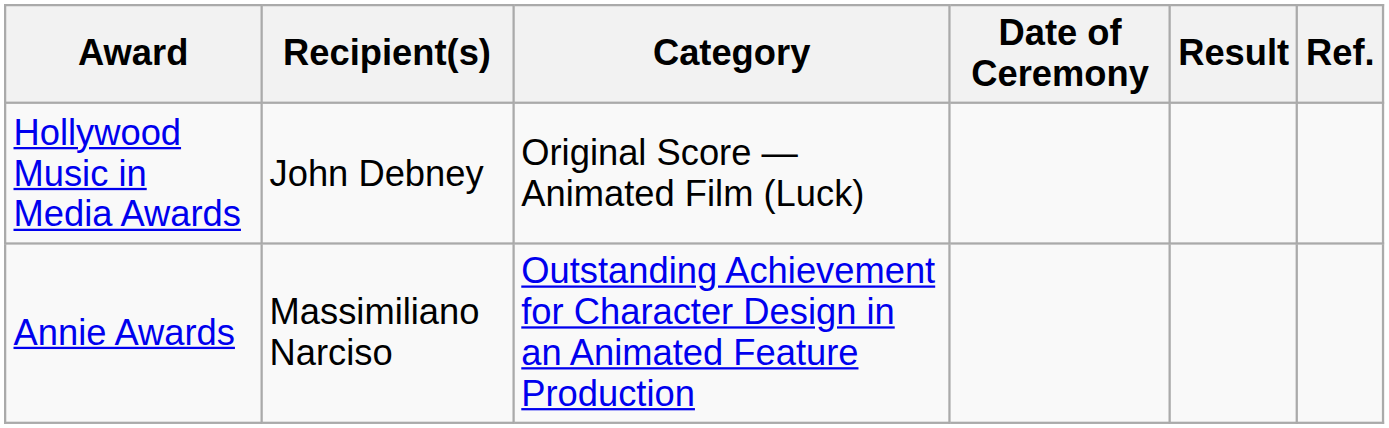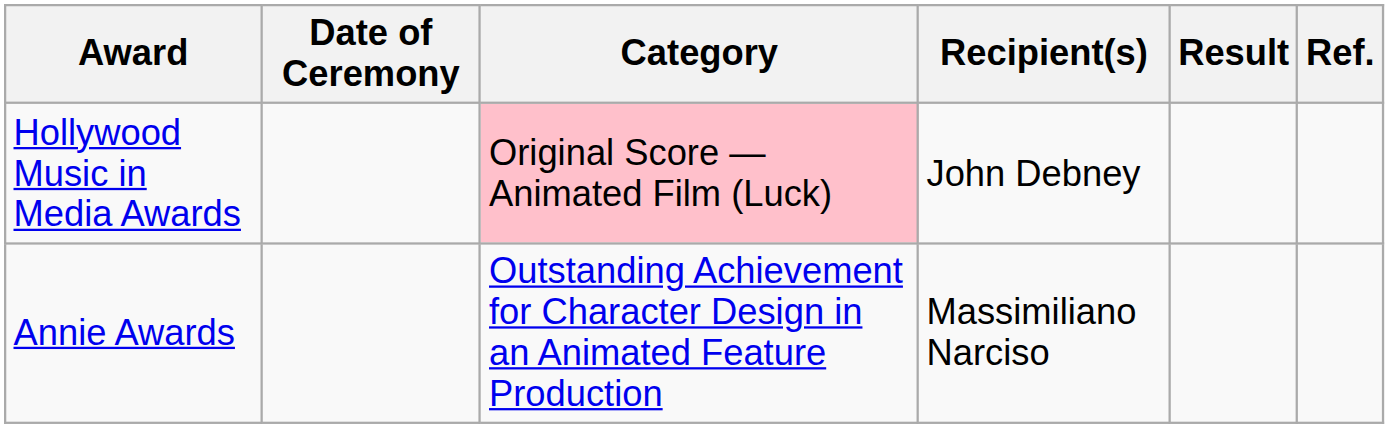columns swapped: (1060, 53) <-> (387, 53)
(693, 172) no background -> (661, 172) pink background
